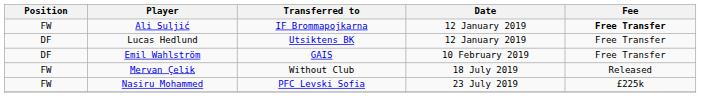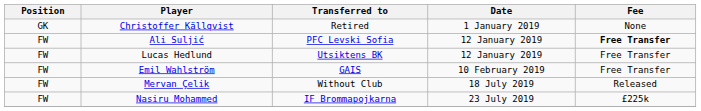+ row: (177, 27)
(322, 27) IF Brommapojkarna -> (350, 41) PFC Levski Sofia
(46, 41) DF -> (43, 56) FW
(46, 56) DF -> (43, 70) FW
(322, 85) PFC Levski Sofia -> (350, 99) IF Brommapojkarna
